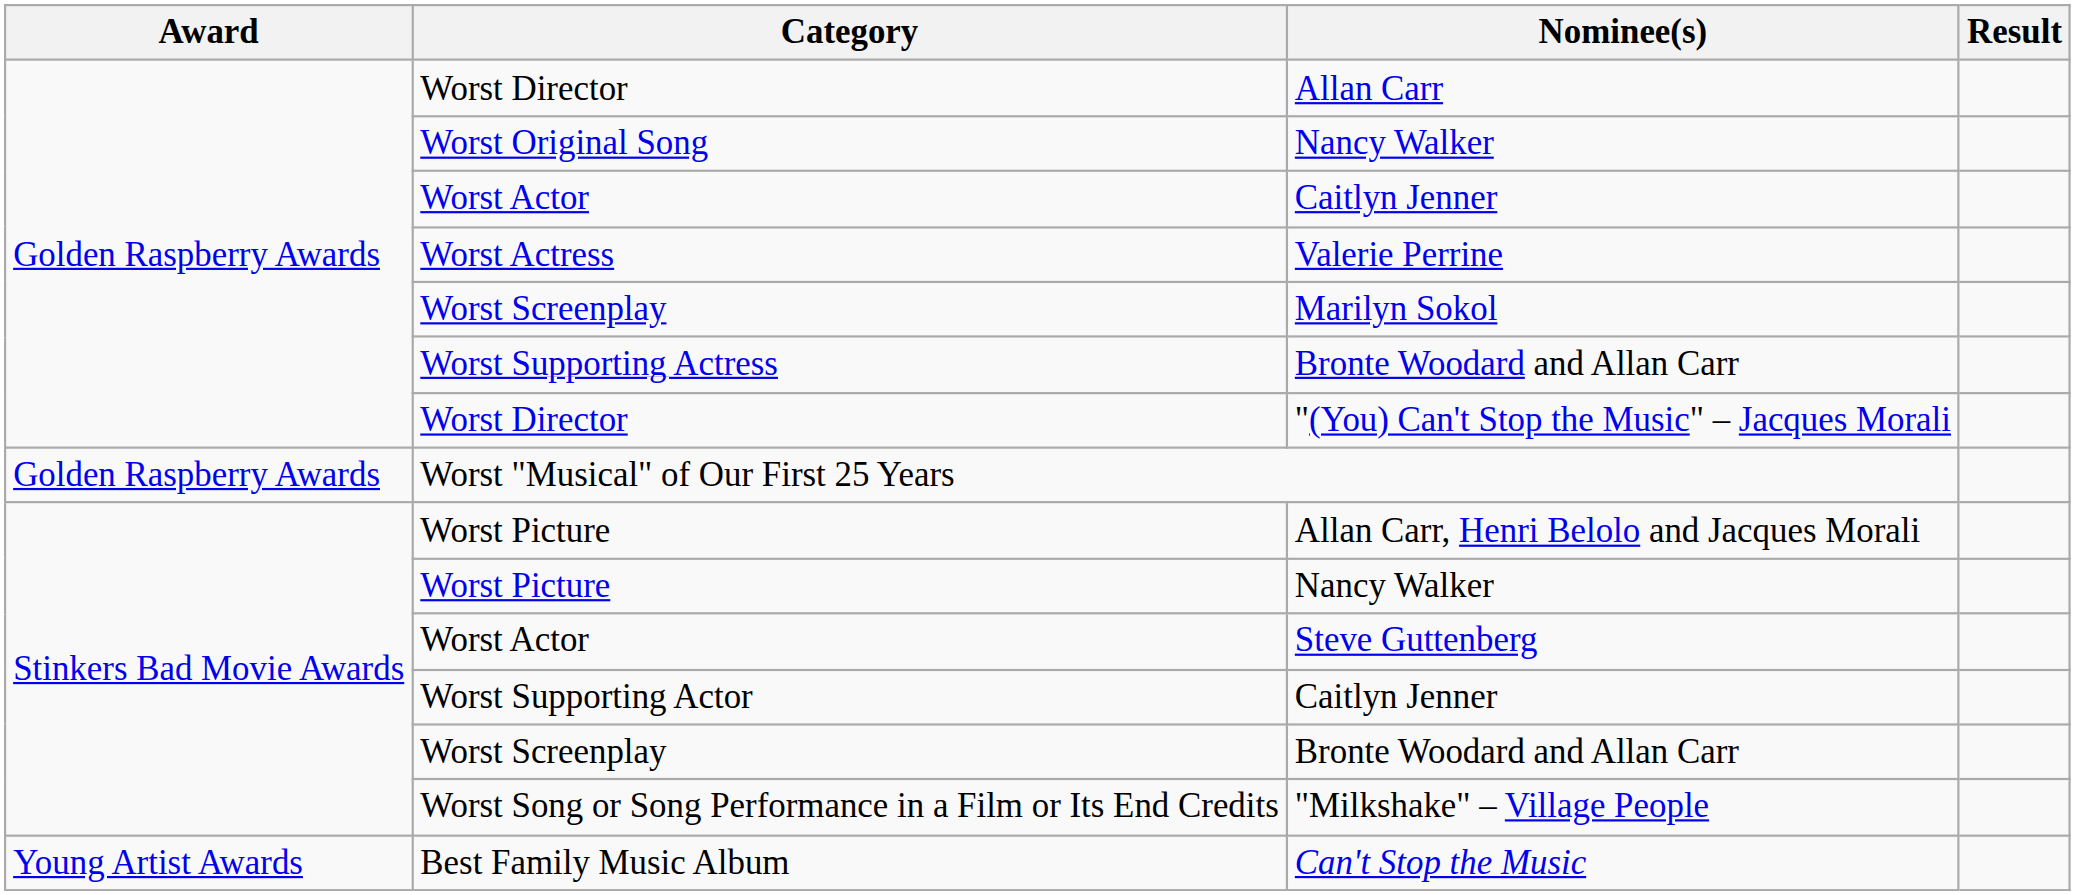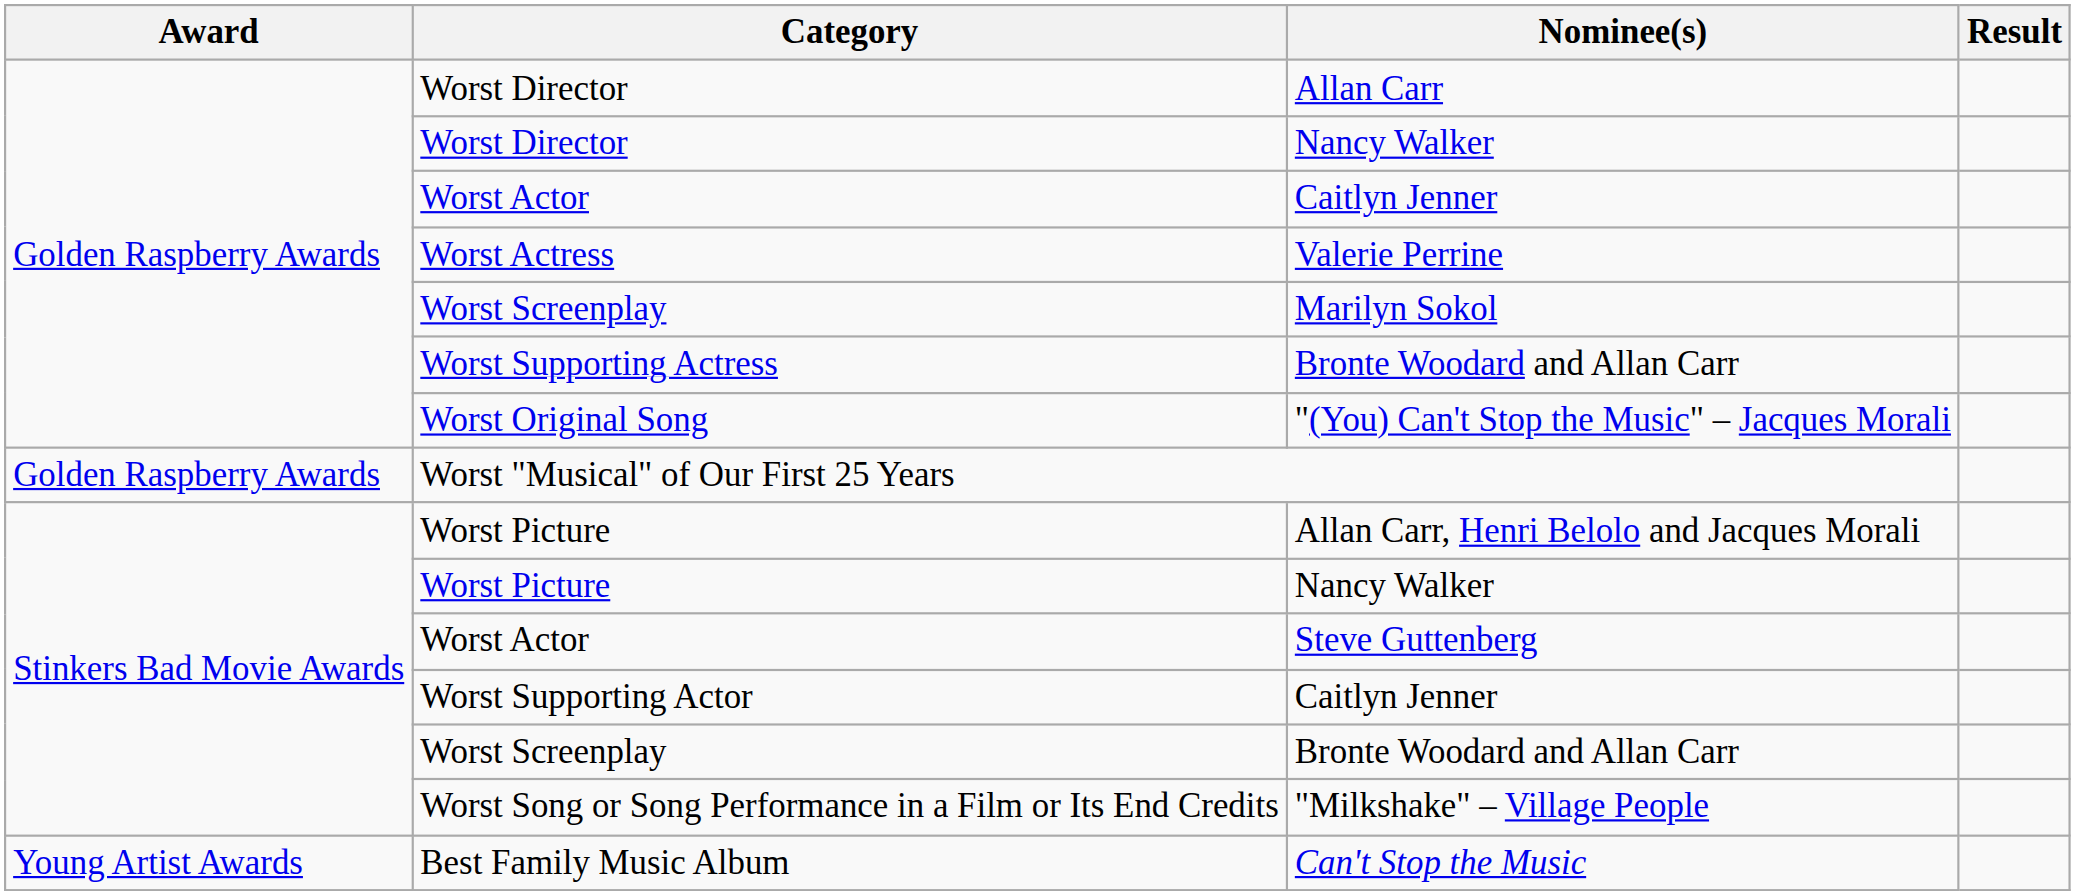(564, 142) Worst Original Song -> (524, 142) Worst Director
(524, 419) Worst Director -> (564, 419) Worst Original Song
